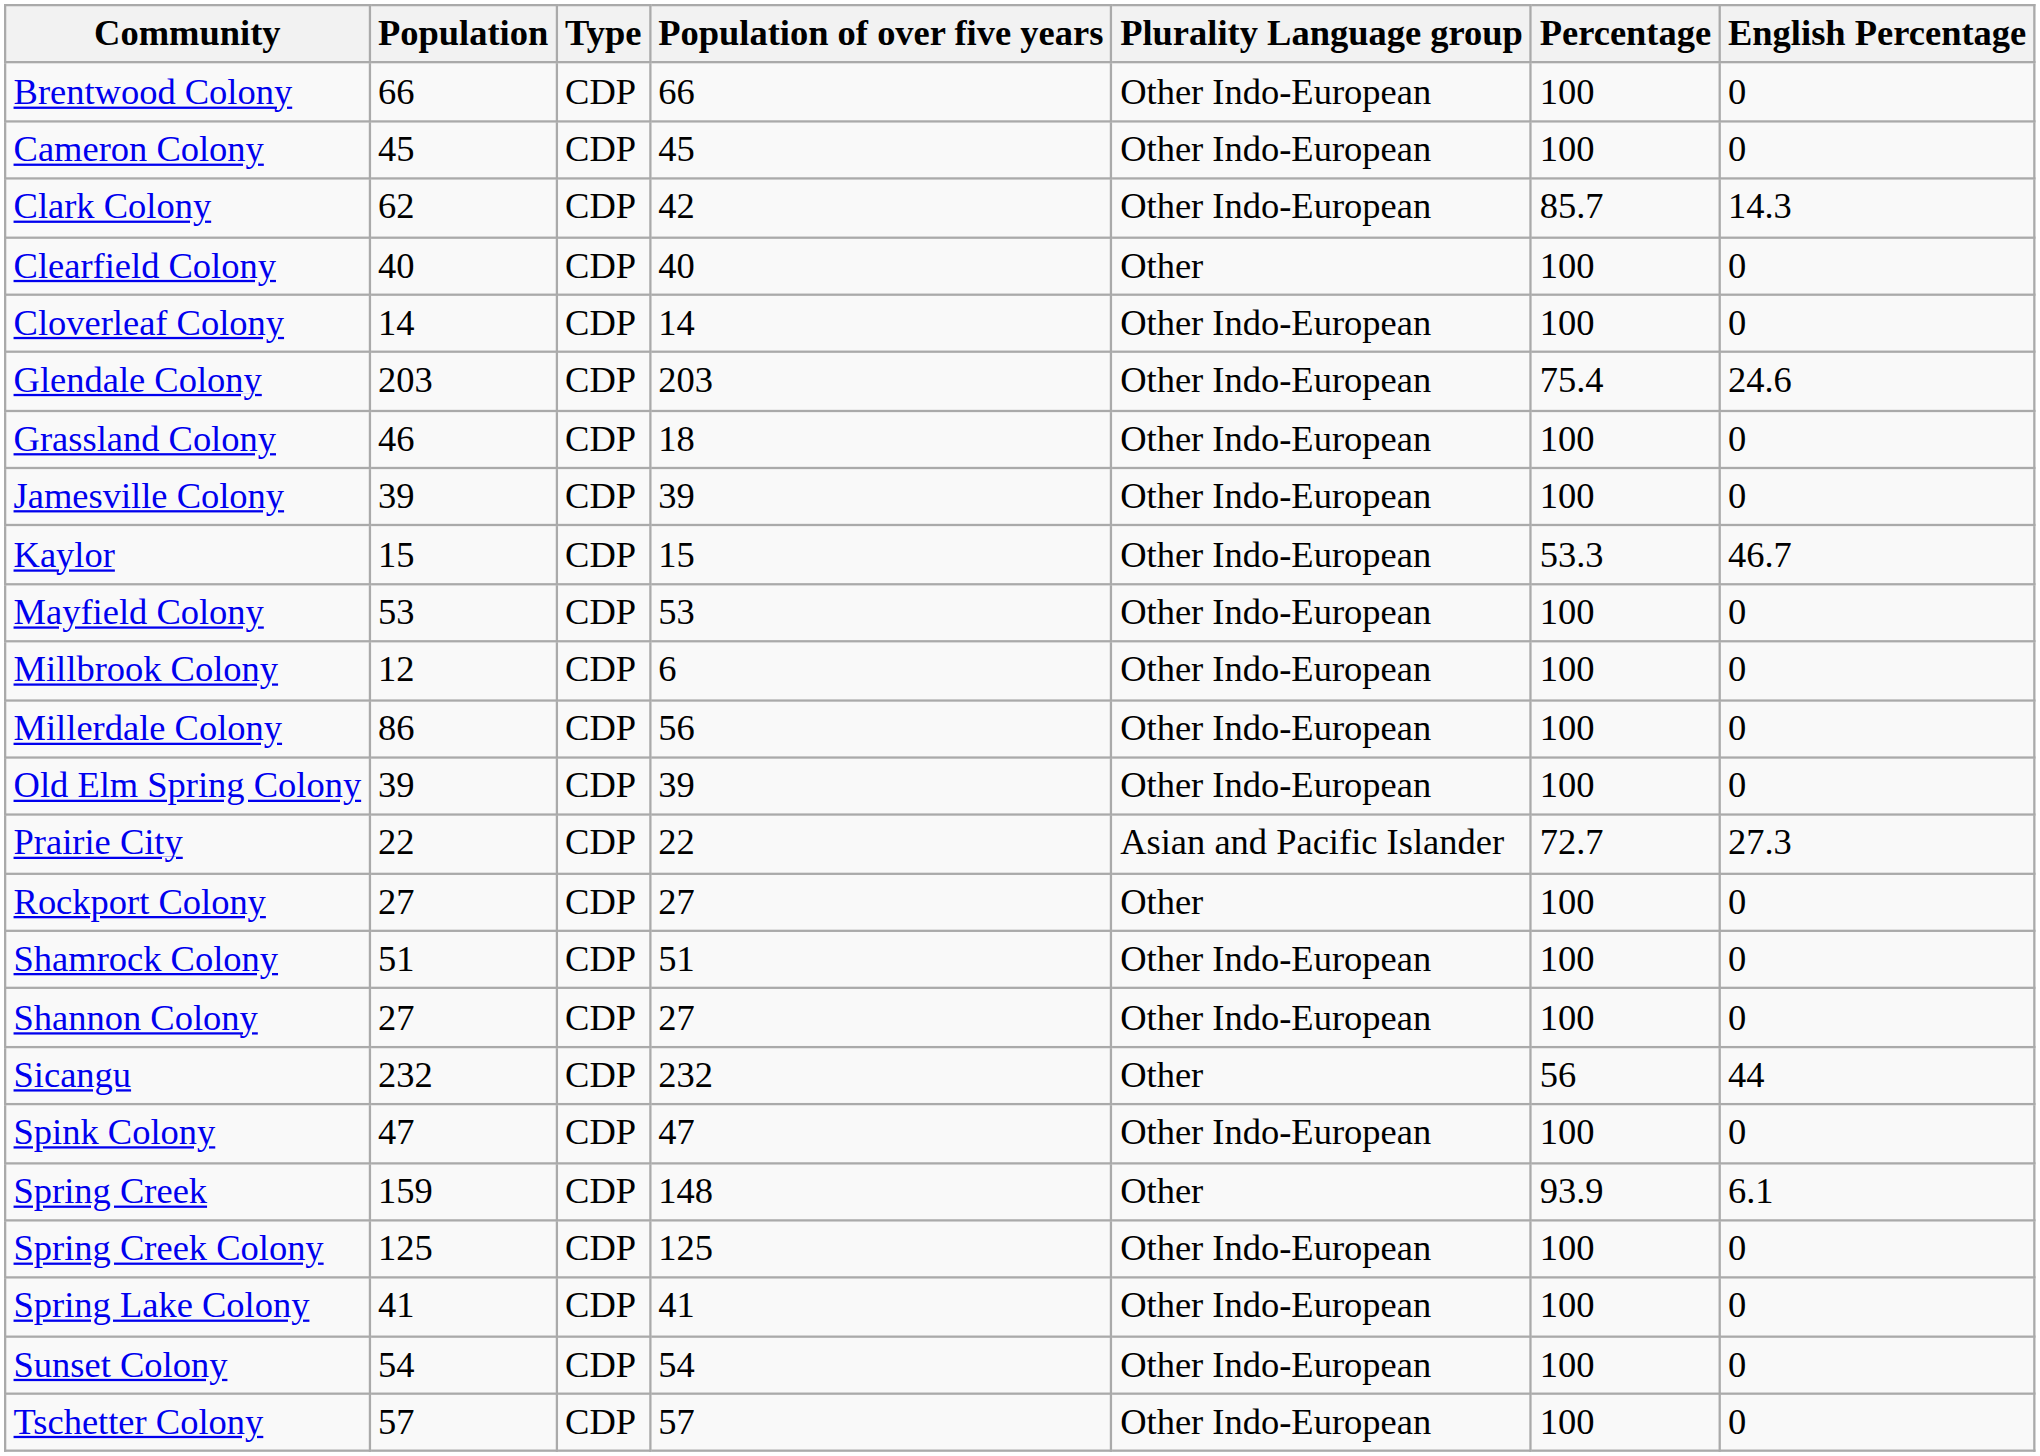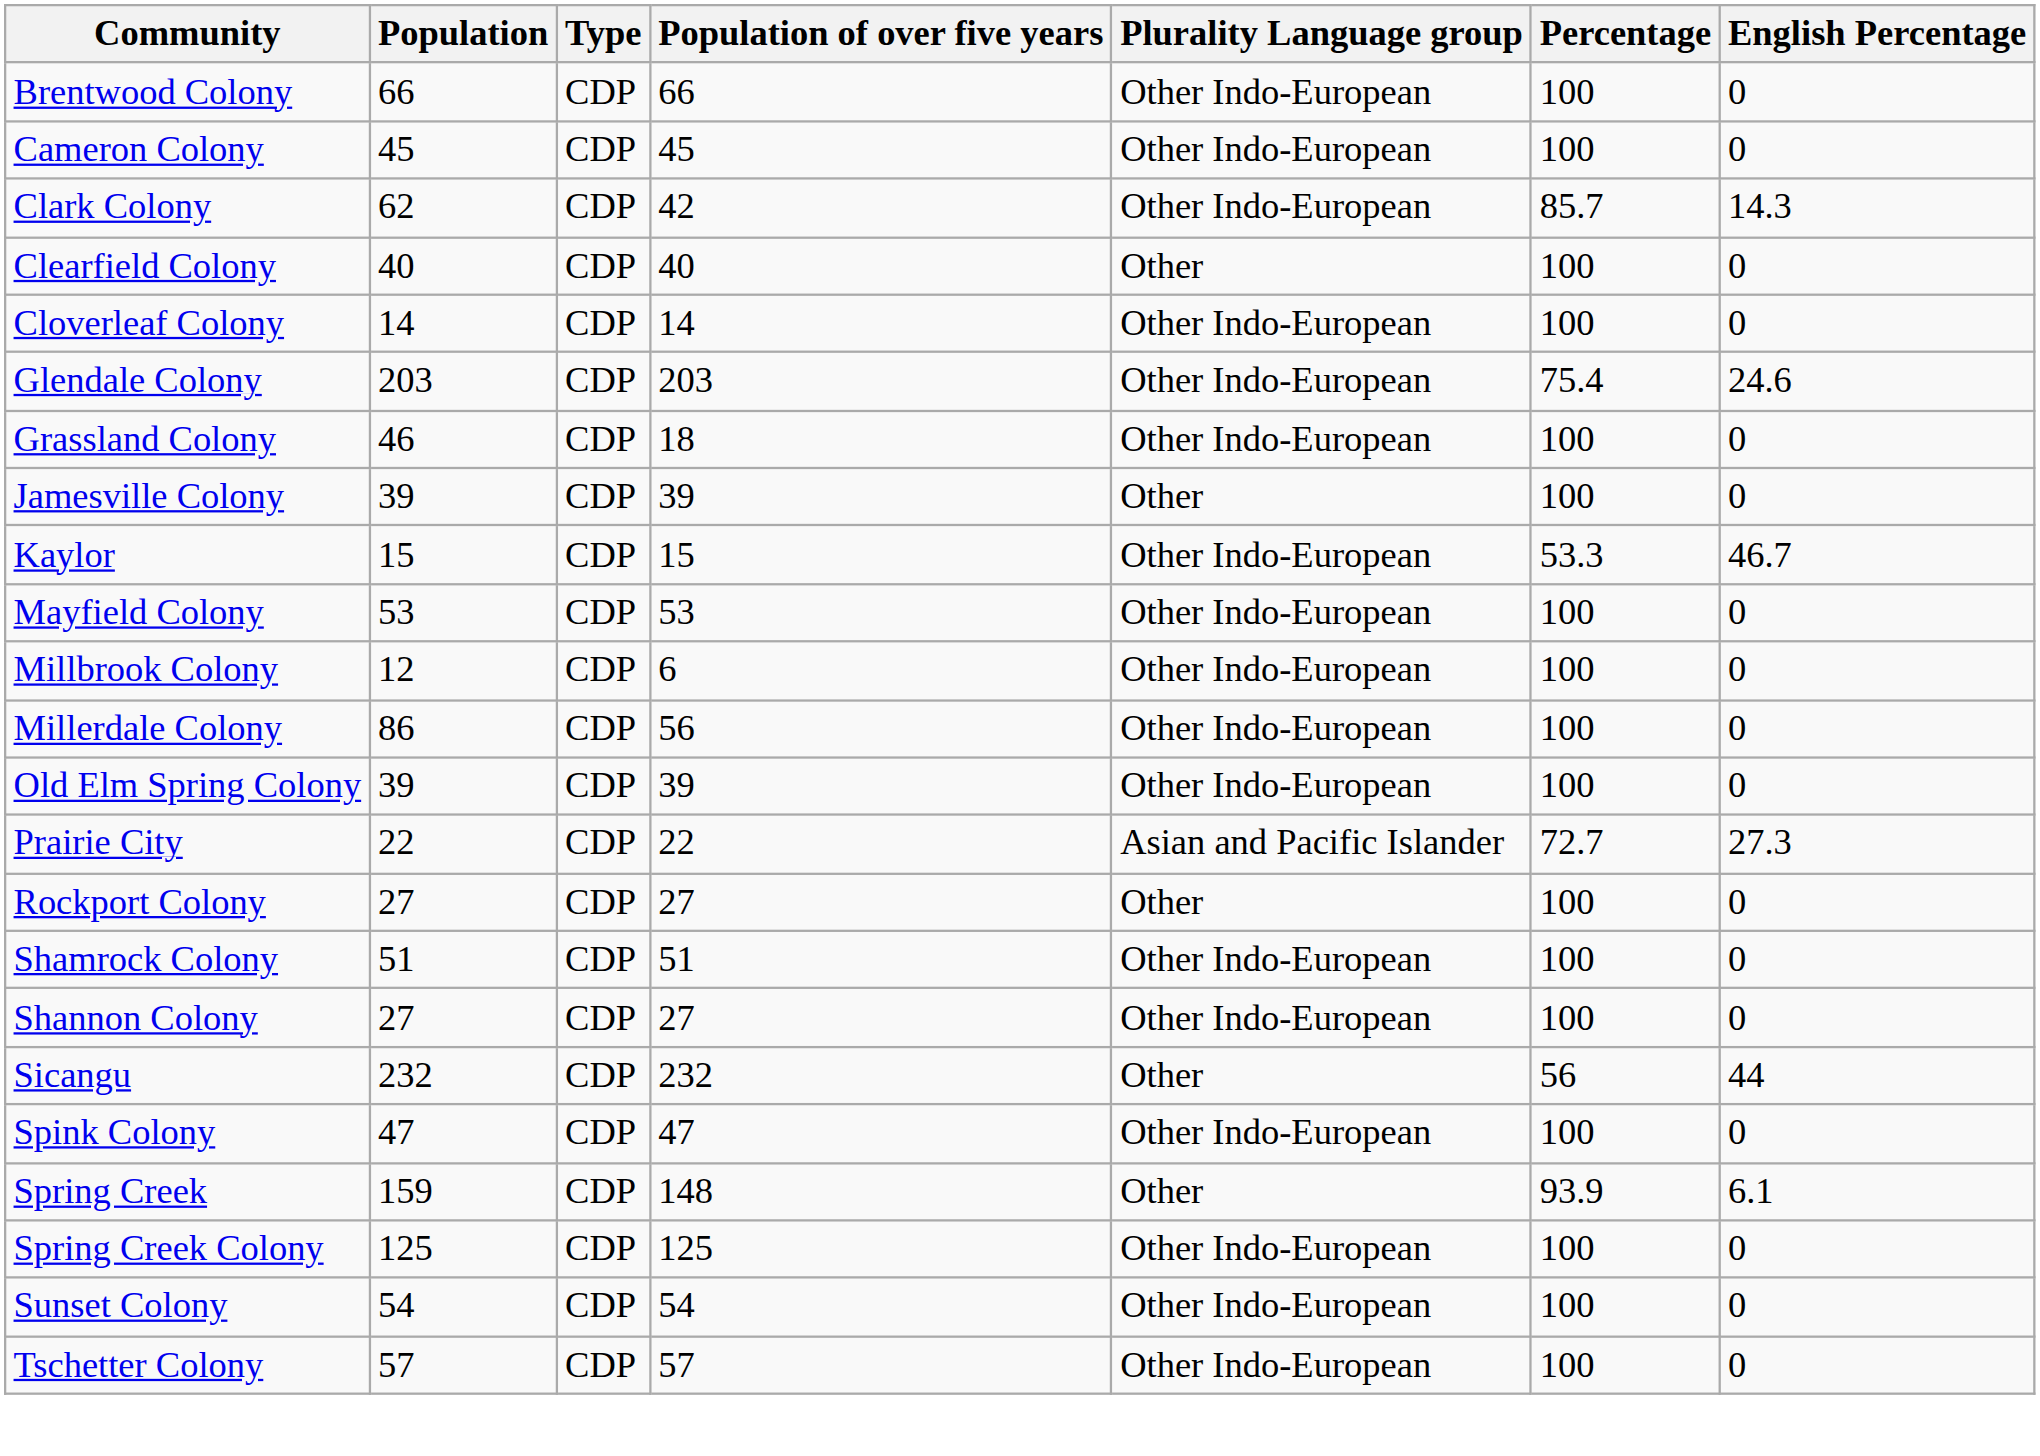(1276, 496) Other Indo-European -> (1162, 496) Other
- row: (161, 1306)
